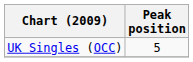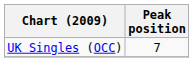(157, 47) 5 -> (157, 47) 7
